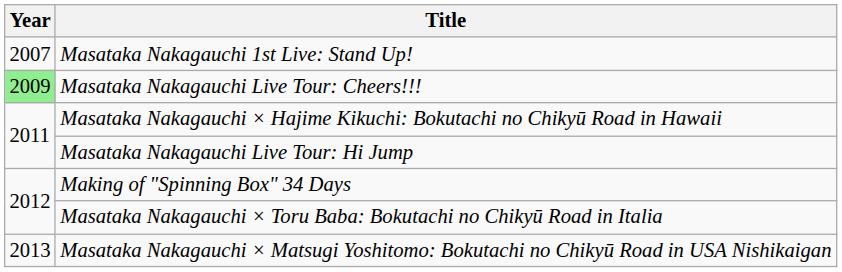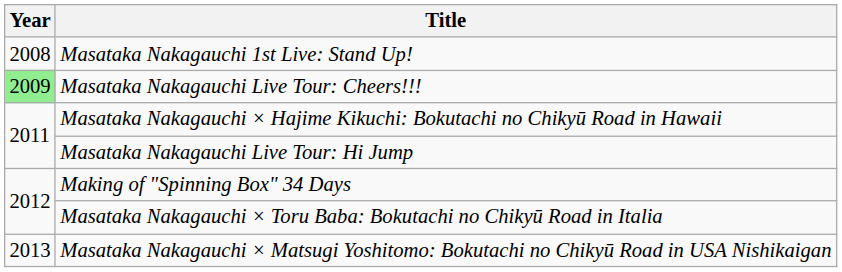(30, 53) 2007 -> (30, 53) 2008
